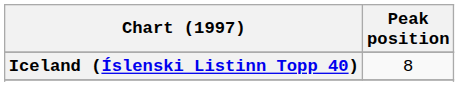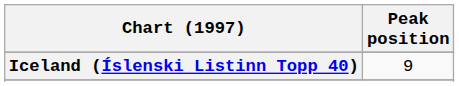(408, 66) 8 -> (408, 66) 9
